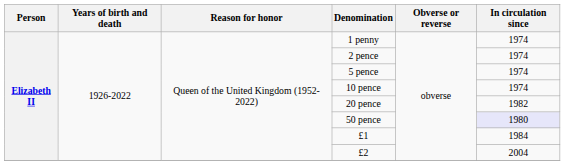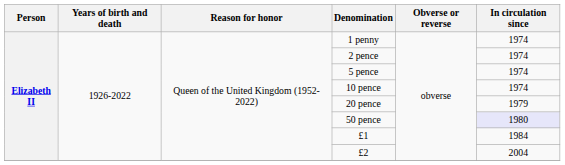(518, 104) 1982 -> (518, 104) 1979
